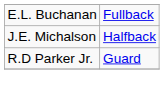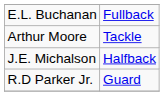+ row: (47, 36)
